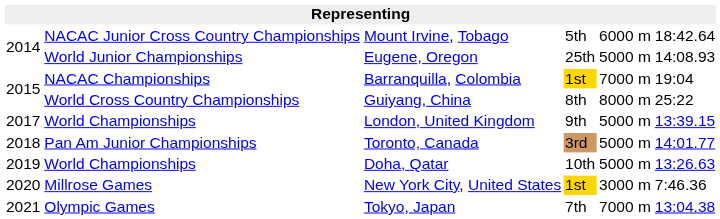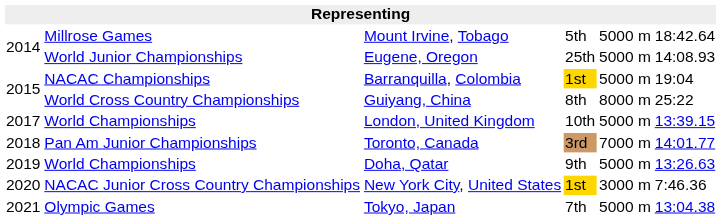(202, 35) NACAC Junior Cross Country Championships -> (98, 35) Millrose Games
(625, 35) 6000 m -> (625, 35) 5000 m
(625, 78) 7000 m -> (625, 78) 5000 m
(576, 121) 9th -> (580, 121) 10th
(625, 142) 5000 m -> (625, 142) 7000 m
(580, 164) 10th -> (576, 164) 9th
(98, 185) Millrose Games -> (202, 185) NACAC Junior Cross Country Championships
(625, 206) 7000 m -> (625, 206) 5000 m
